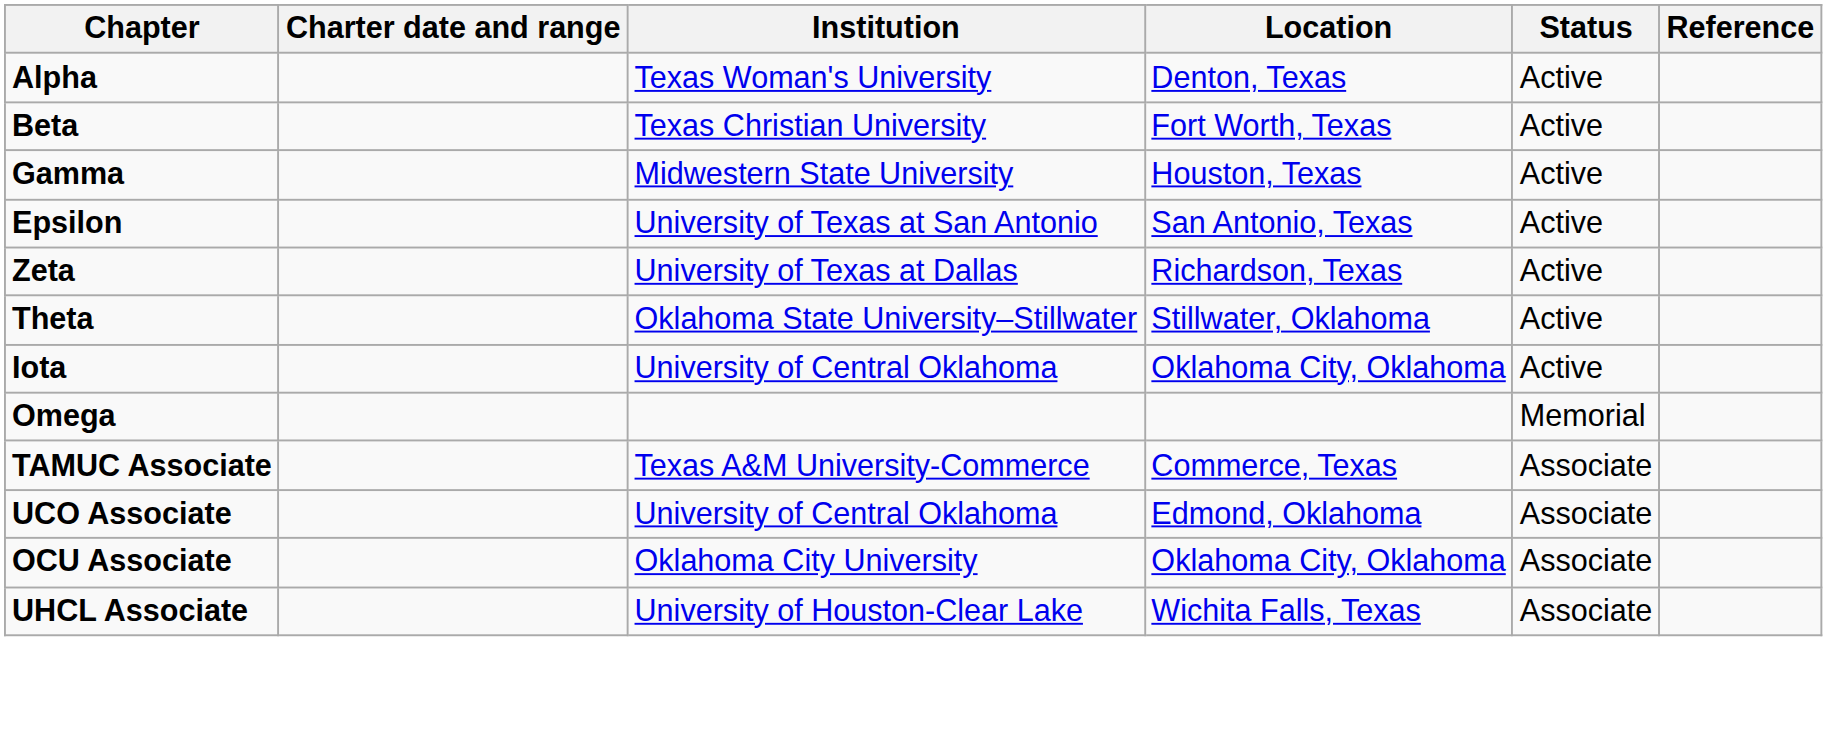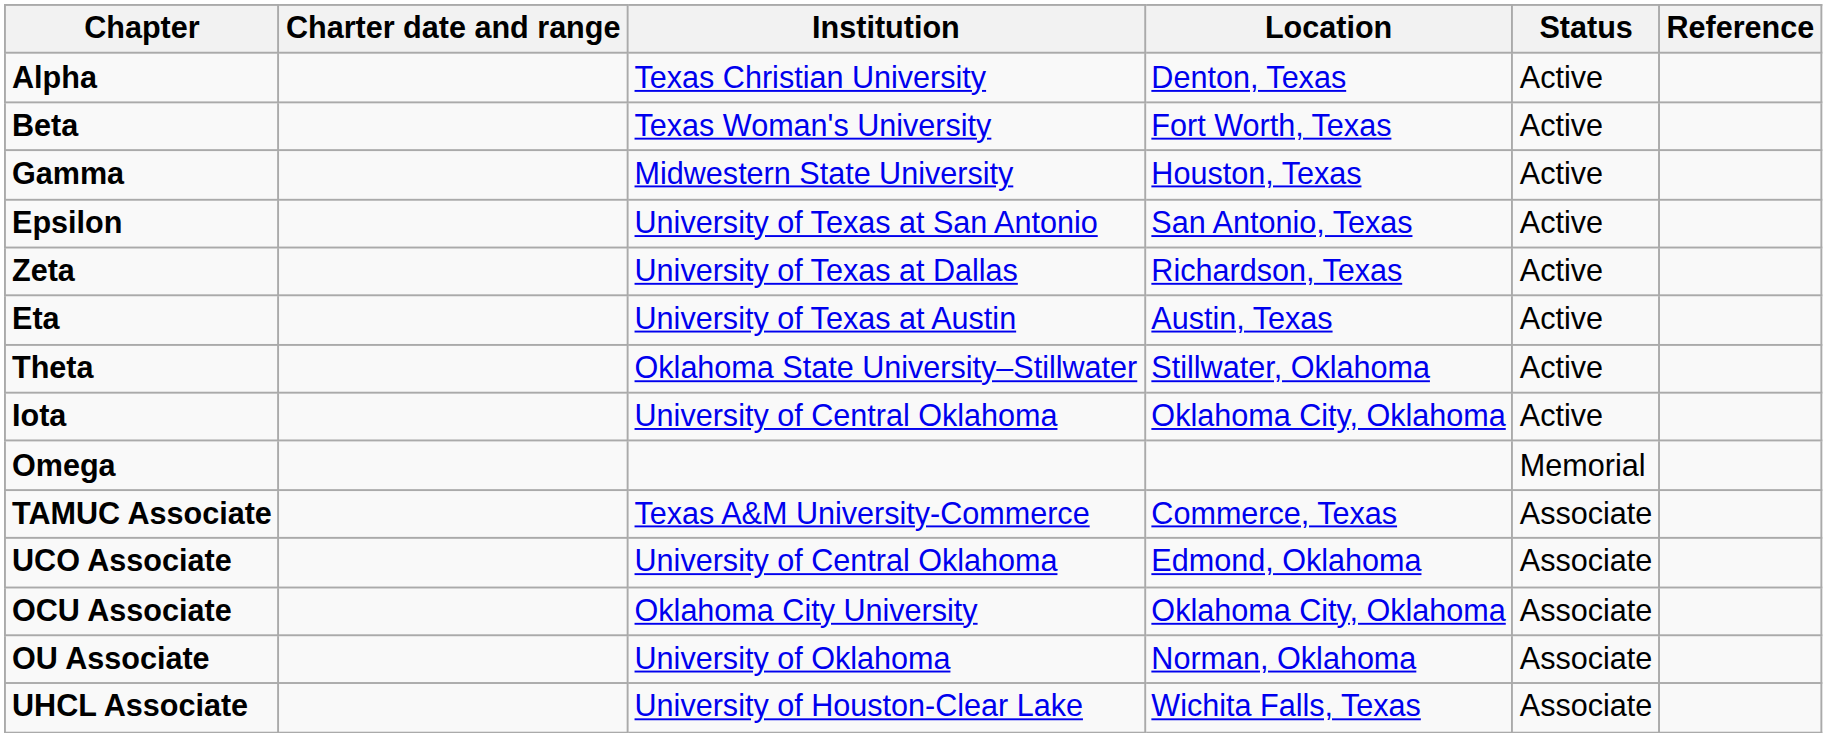(813, 77) Texas Woman's University -> (810, 77) Texas Christian University
(810, 125) Texas Christian University -> (813, 125) Texas Woman's University
+ row: (36, 319)
+ row: (111, 658)
